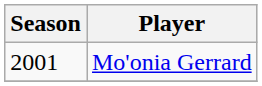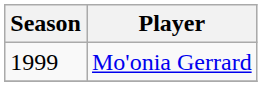(34, 61) 2001 -> (34, 61) 1999
